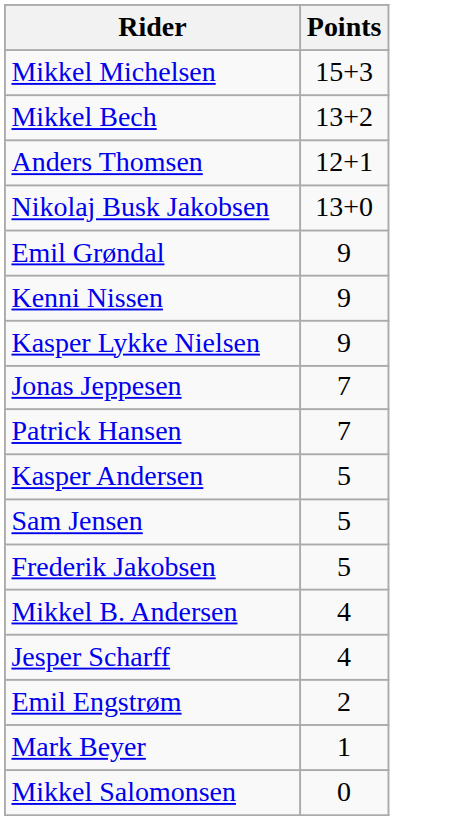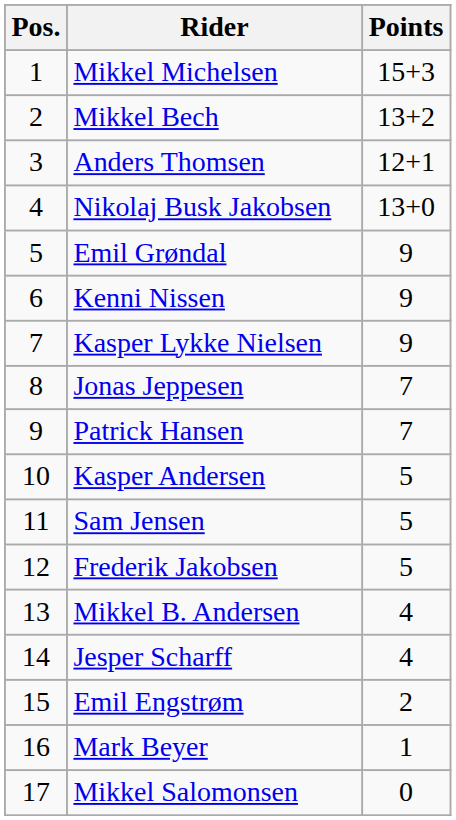+ column: (36, 26)
